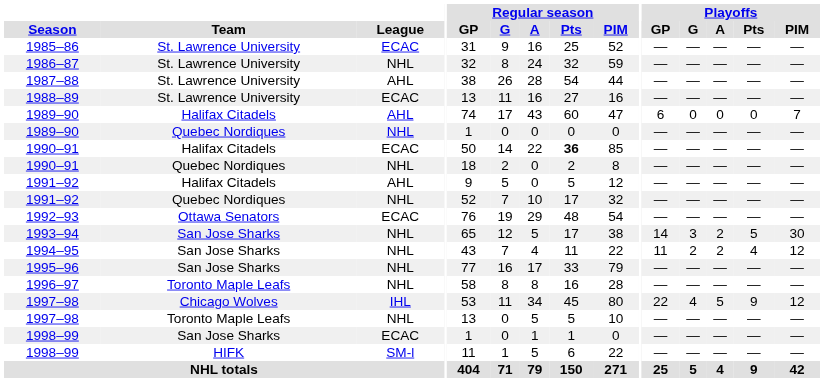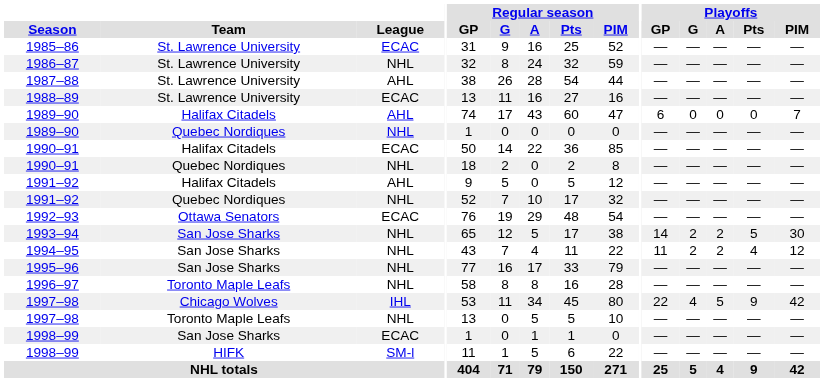(571, 148) bold -> (571, 148) normal
(693, 233) 3 -> (693, 233) 2
(797, 301) 12 -> (797, 301) 42
